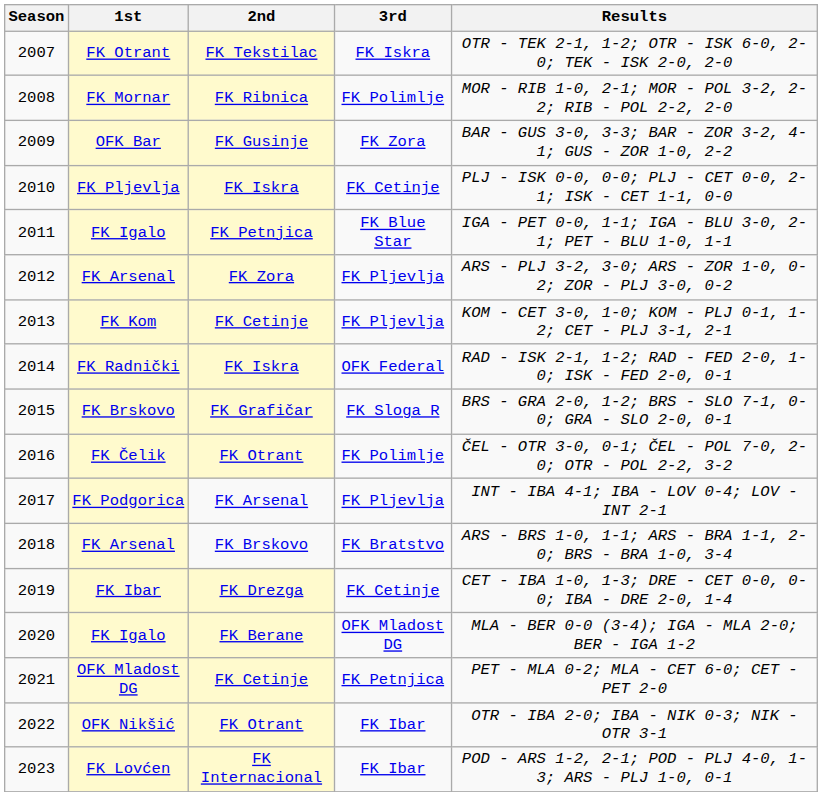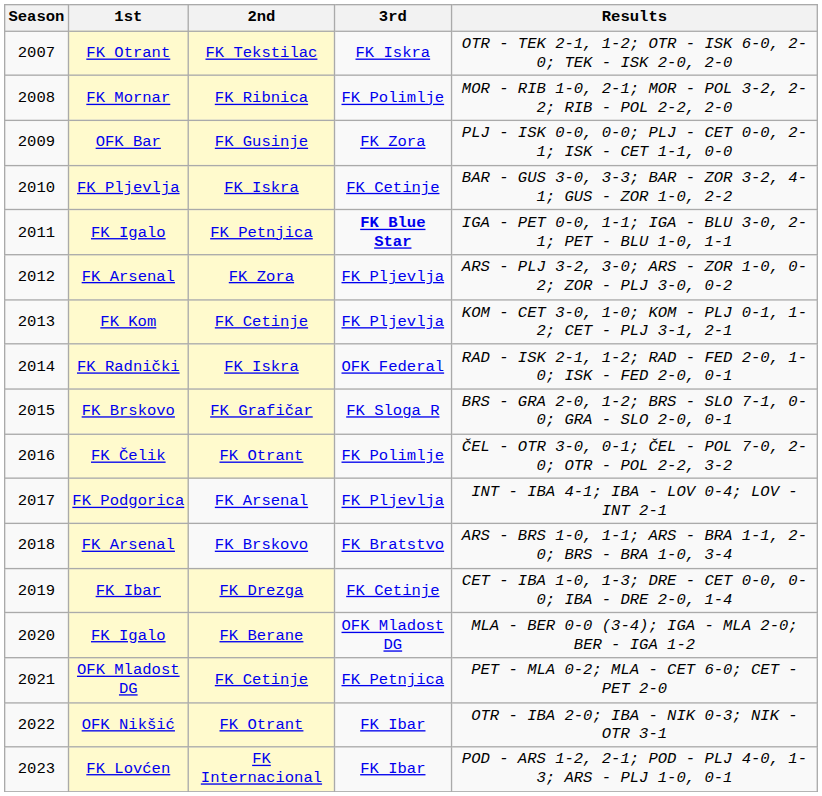(634, 142) BAR - GUS 3-0, 3-3; BAR - ZOR 3-2, 4-1; GUS - ZOR 1-0, 2-2 -> (634, 142) PLJ - ISK 0-0, 0-0; PLJ - CET 0-0, 2-1; ISK - CET 1-1, 0-0
(634, 187) PLJ - ISK 0-0, 0-0; PLJ - CET 0-0, 2-1; ISK - CET 1-1, 0-0 -> (634, 187) BAR - GUS 3-0, 3-3; BAR - ZOR 3-2, 4-1; GUS - ZOR 1-0, 2-2
(393, 232) normal -> (393, 232) bold
